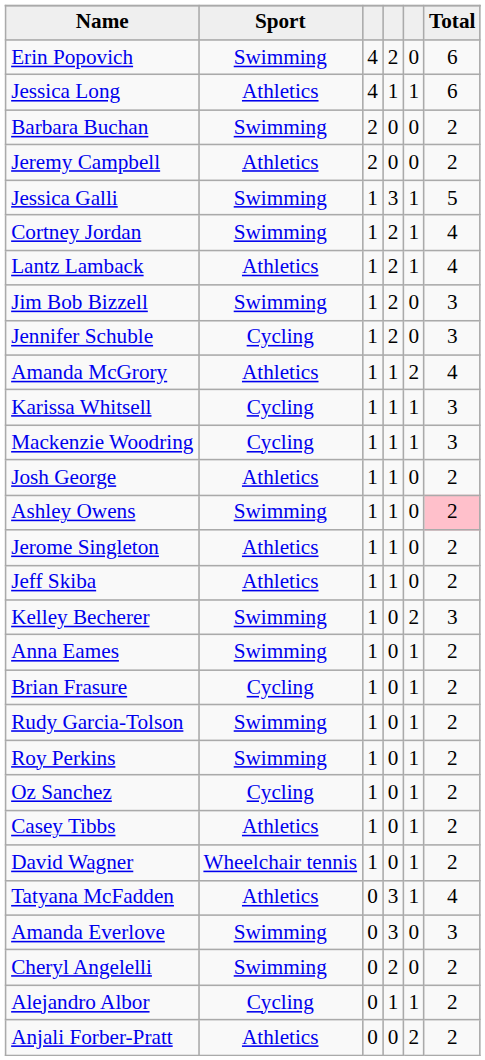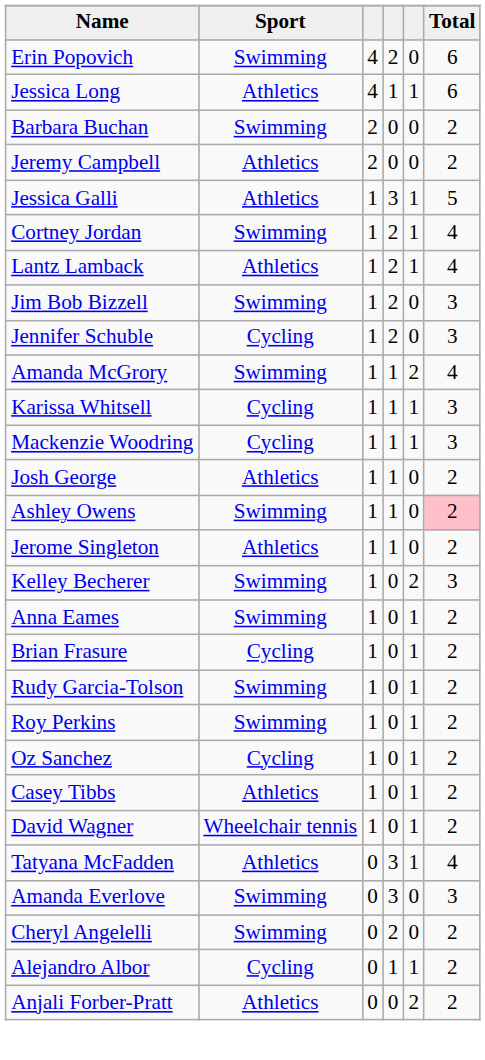(280, 197) Swimming -> (280, 197) Athletics
(280, 372) Athletics -> (280, 372) Swimming
- row: (54, 582)
